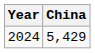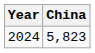(66, 37) 5,429 -> (66, 37) 5,823
